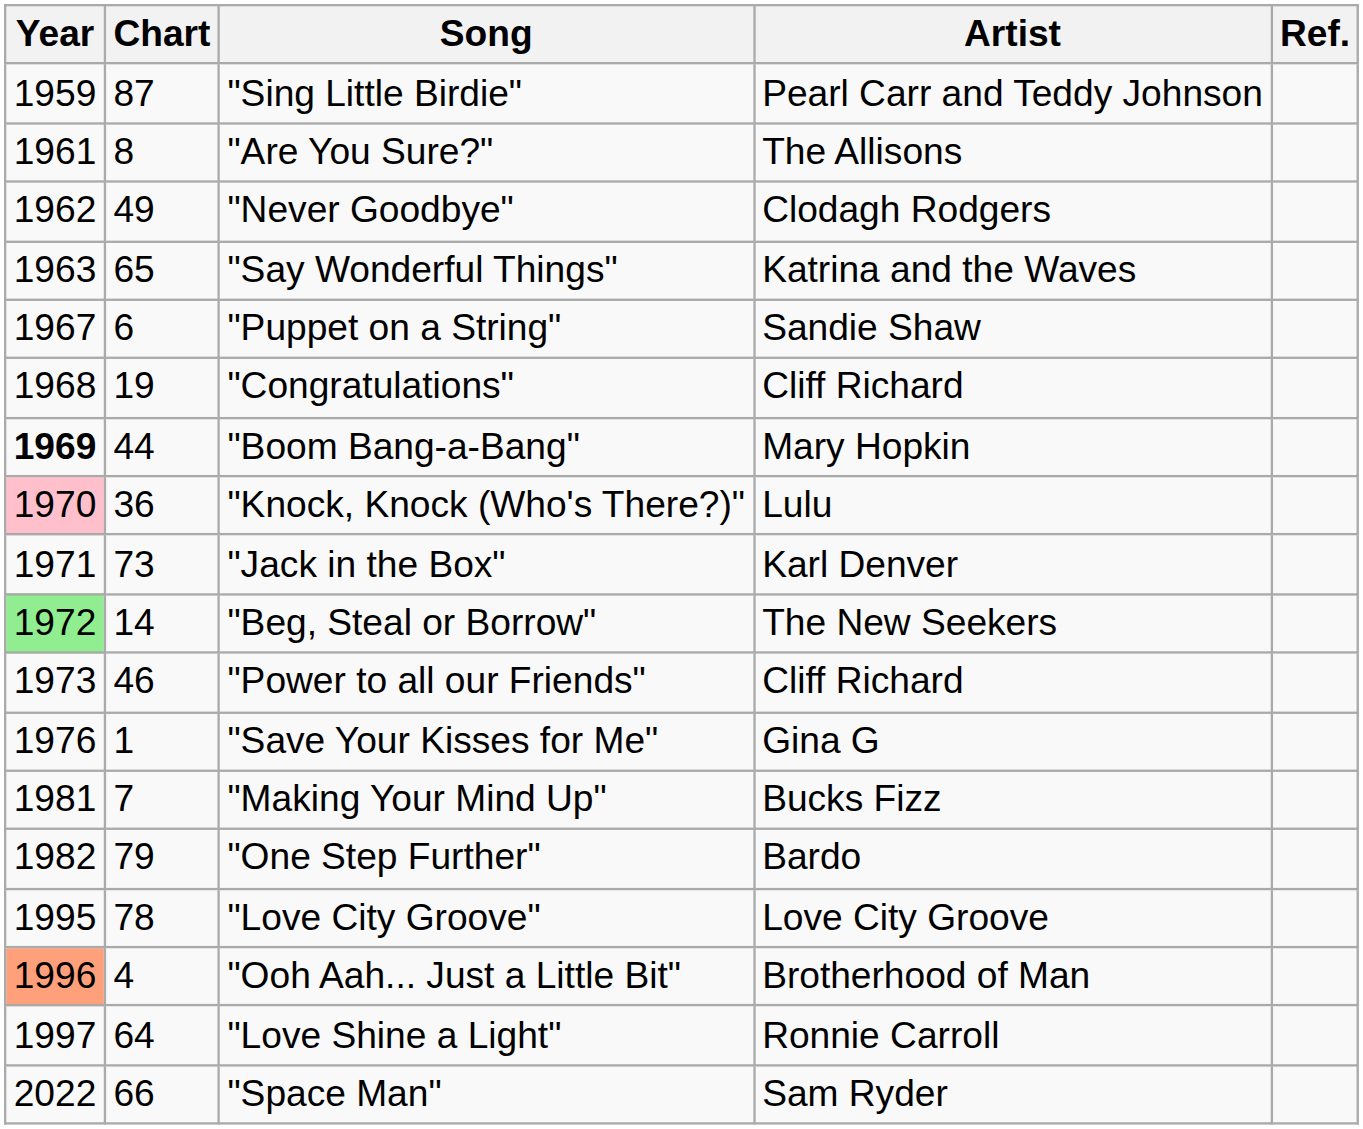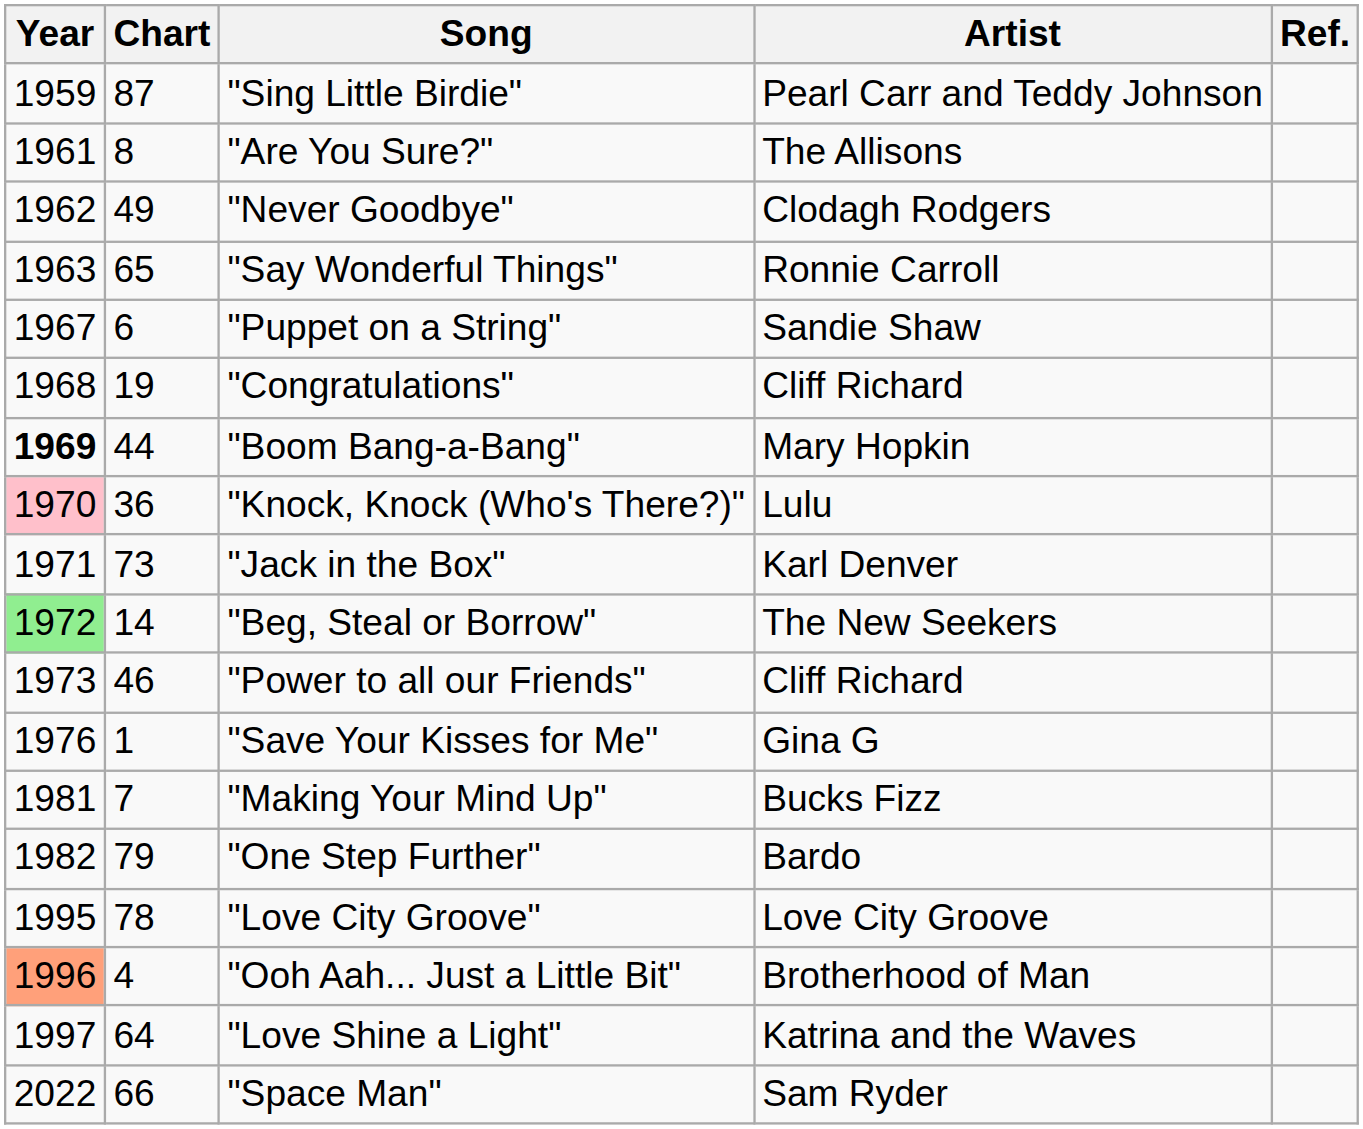(949, 269) Katrina and the Waves -> (881, 269) Ronnie Carroll
(881, 1034) Ronnie Carroll -> (949, 1034) Katrina and the Waves
